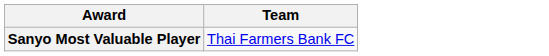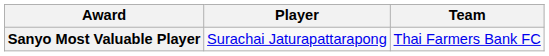+ column: (297, 16)
